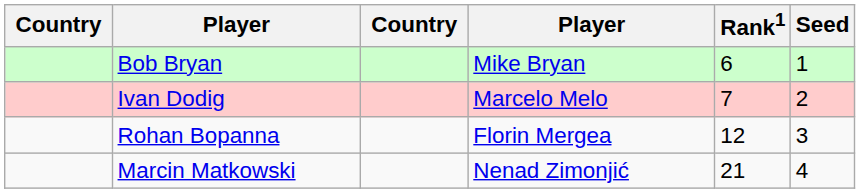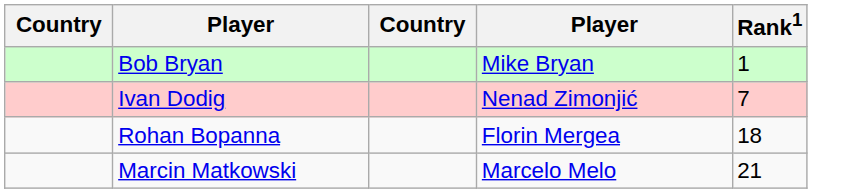- column: (823, 25)
(727, 63) 6 -> (743, 63) 1
(541, 99) Marcelo Melo -> (560, 99) Nenad Zimonjić
(733, 134) 12 -> (750, 134) 18
(551, 170) Nenad Zimonjić -> (549, 170) Marcelo Melo
